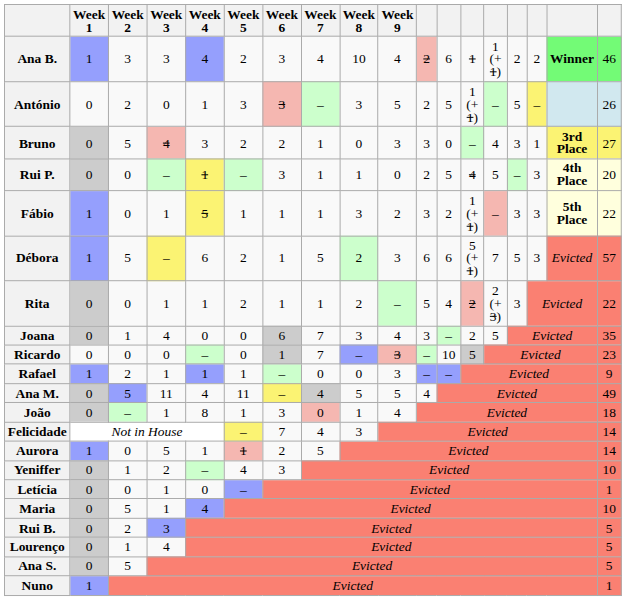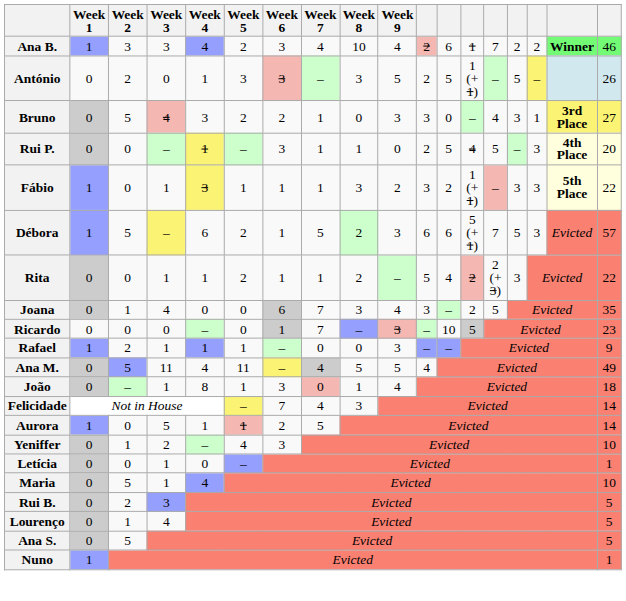(495, 59) 1 (+ 1) -> (495, 46) 7
(205, 213) 5 -> (205, 187) 3
